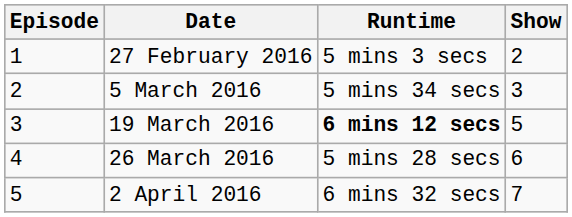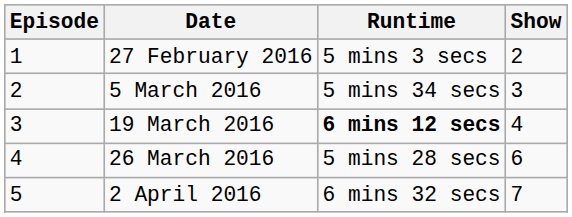(517, 126) 5 -> (517, 126) 4
